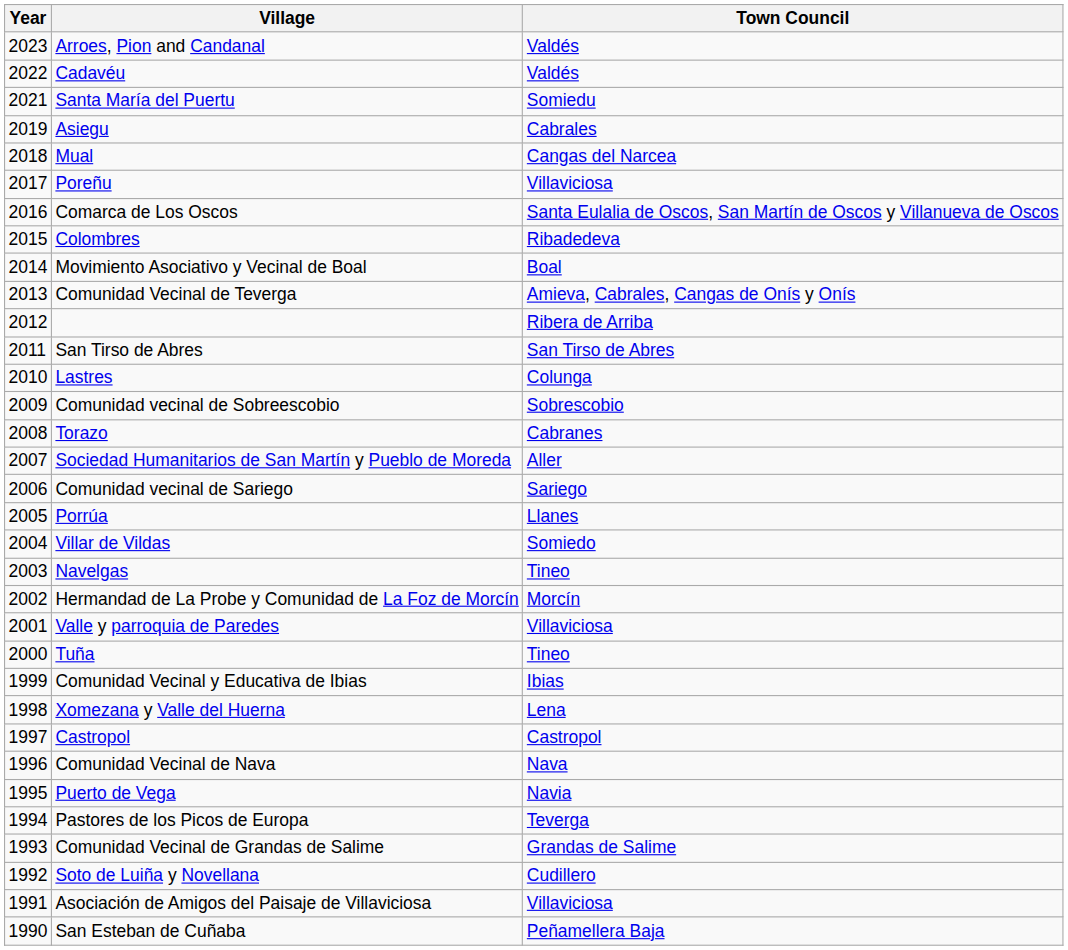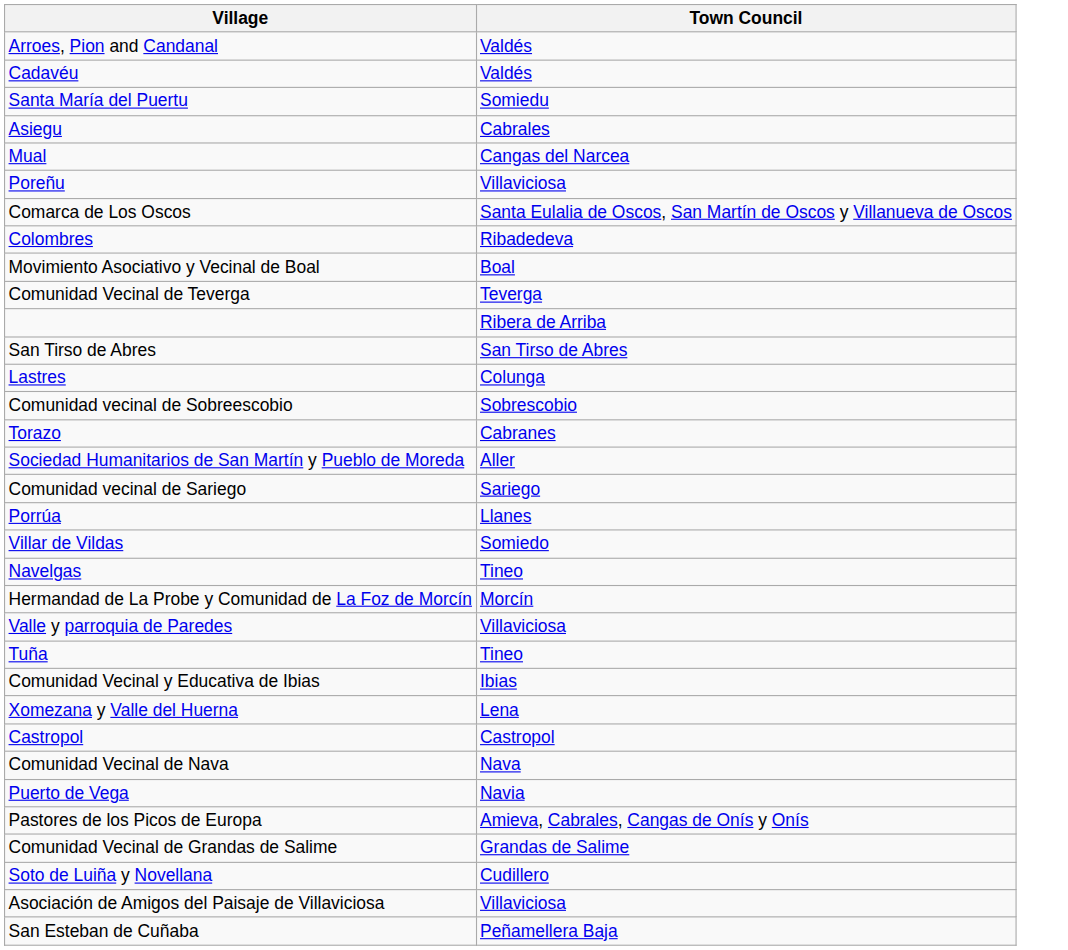- column: (28, 18)
(691, 294) Amieva, Cabrales, Cangas de Onís y Onís -> (511, 294) Teverga
(558, 820) Teverga -> (644, 820) Amieva, Cabrales, Cangas de Onís y Onís
